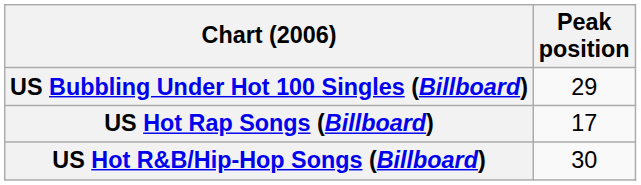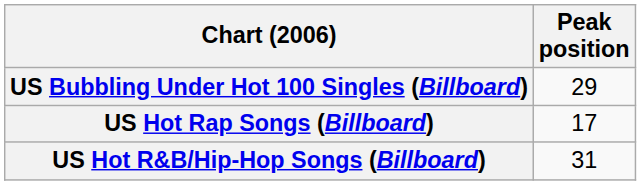(584, 160) 30 -> (584, 160) 31
